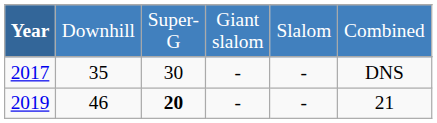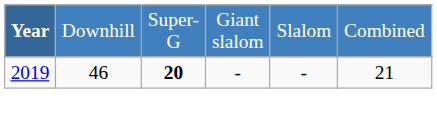- row: (30, 72)
